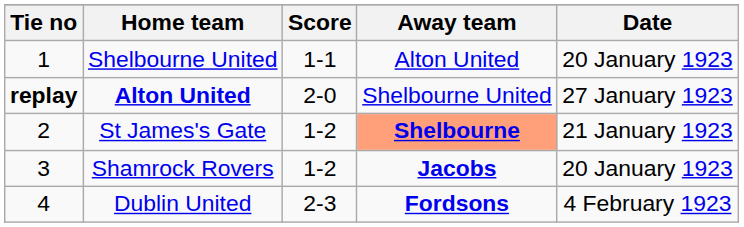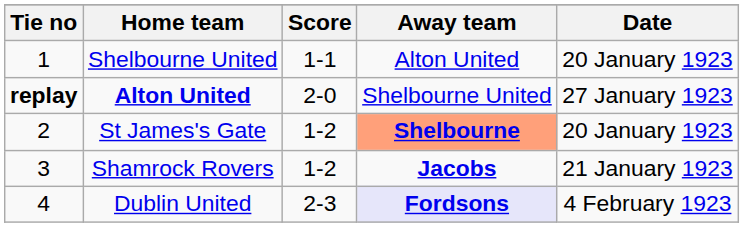(647, 131) 21 January 1923 -> (647, 131) 20 January 1923
(647, 167) 20 January 1923 -> (647, 167) 21 January 1923
(457, 204) no background -> (457, 204) lavender background
